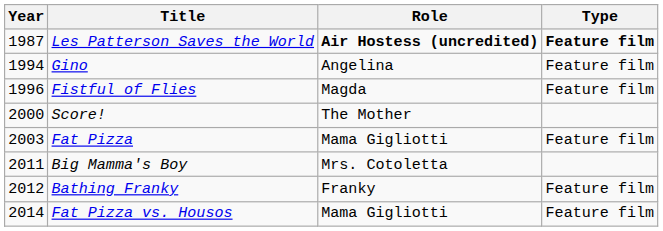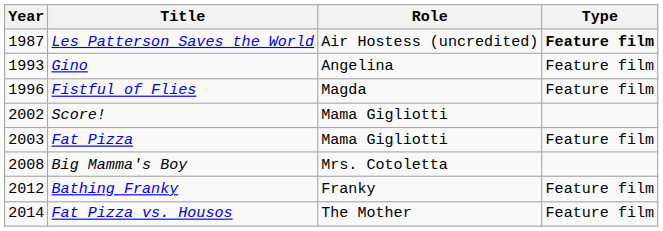(430, 41) bold -> (430, 41) normal
(26, 66) 1994 -> (26, 66) 1993
(26, 115) 2000 -> (26, 115) 2002
(366, 115) The Mother -> (385, 115) Mama Gigliotti
(26, 164) 2011 -> (26, 164) 2008
(385, 213) Mama Gigliotti -> (366, 213) The Mother
